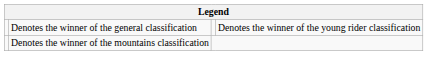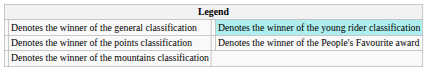(319, 27) no background -> (319, 27) paleturquoise background
+ row: (102, 43)
